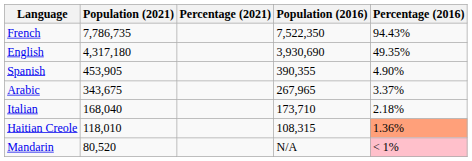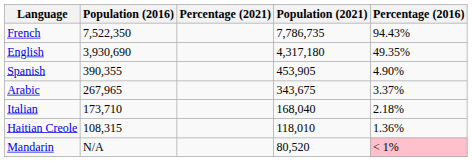columns swapped: (128, 14) <-> (322, 14)
(388, 128) lightsalmon background -> (388, 128) no background
